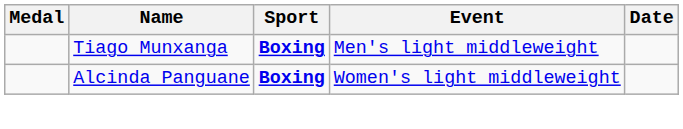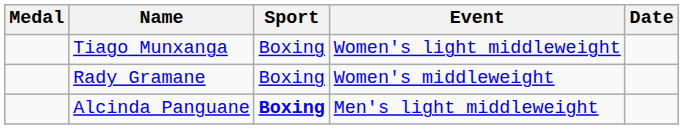(292, 50) bold -> (292, 50) normal
(466, 50) Men's light middleweight -> (477, 50) Women's light middleweight
+ row: (139, 79)
(477, 79) Women's light middleweight -> (466, 109) Men's light middleweight
